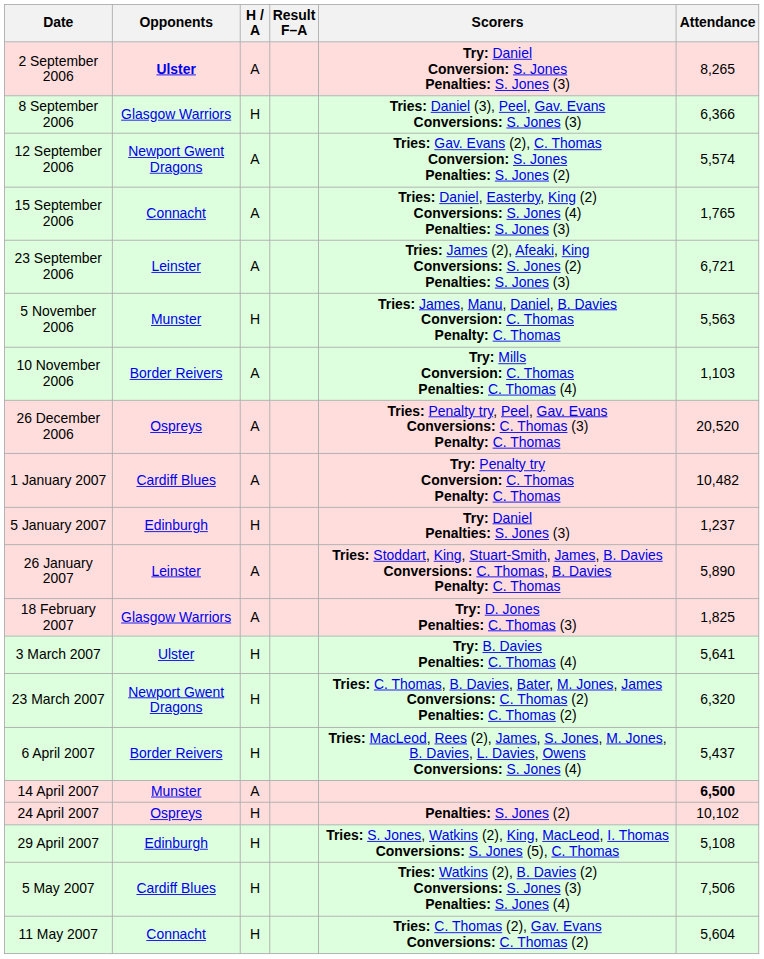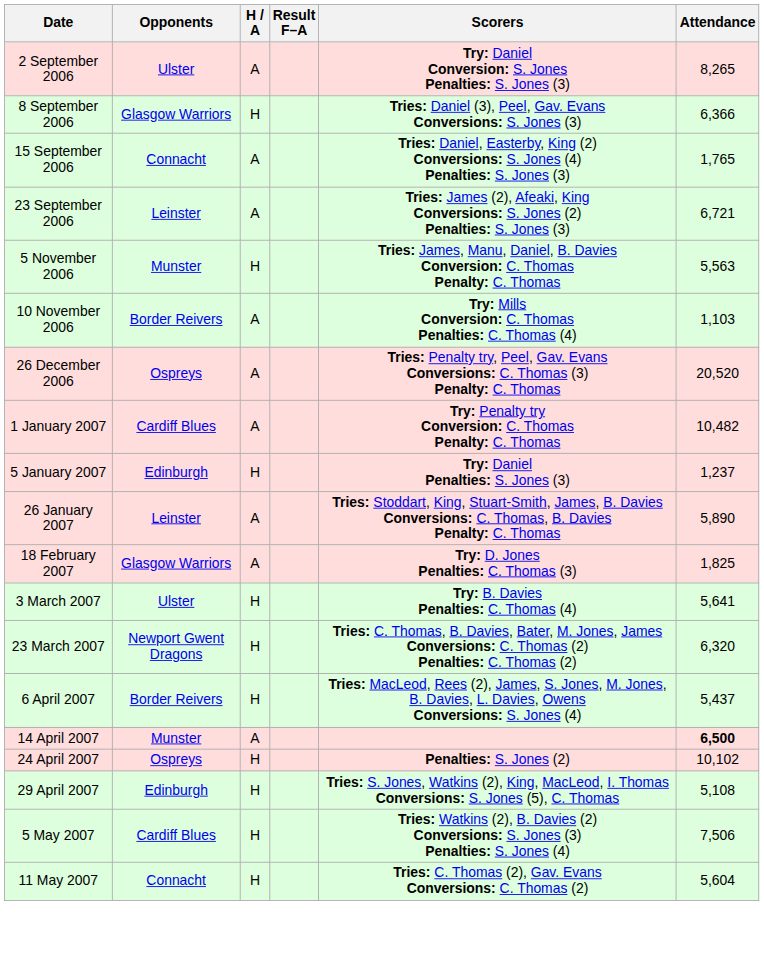(176, 68) bold -> (176, 68) normal
- row: (58, 160)
